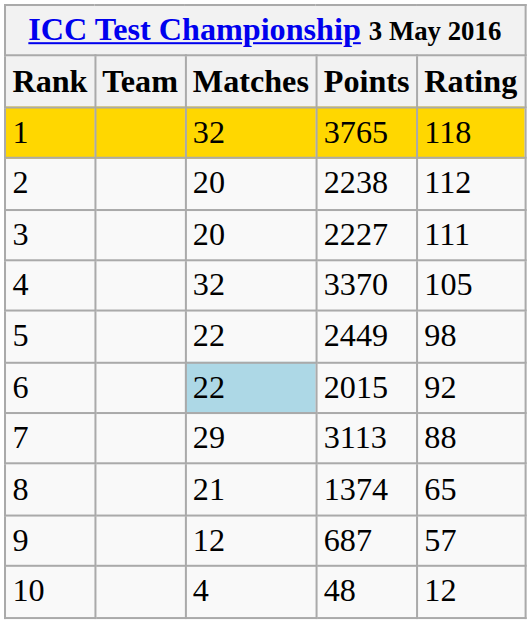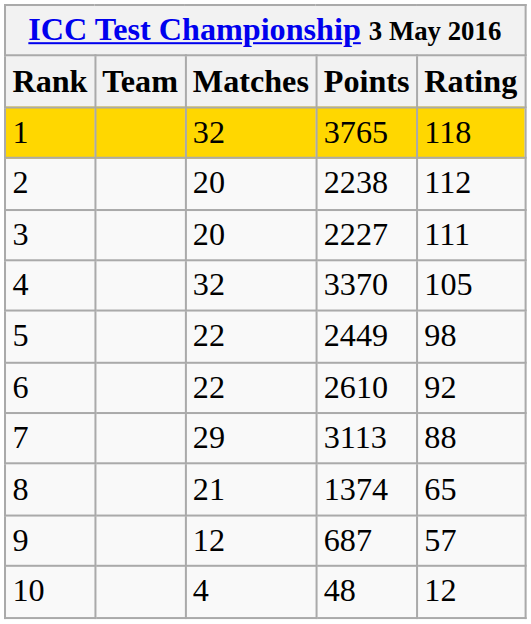(209, 387) lightblue background -> (209, 387) no background
(356, 387) 2015 -> (356, 387) 2610
